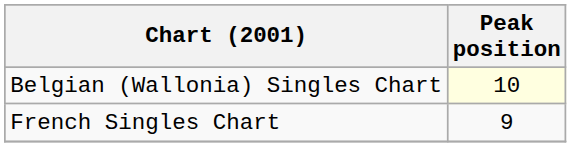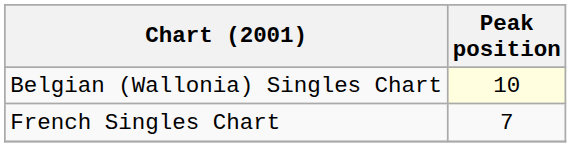(507, 122) 9 -> (507, 122) 7
